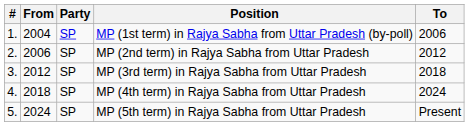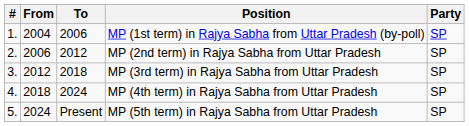columns swapped: (440, 14) <-> (75, 14)
